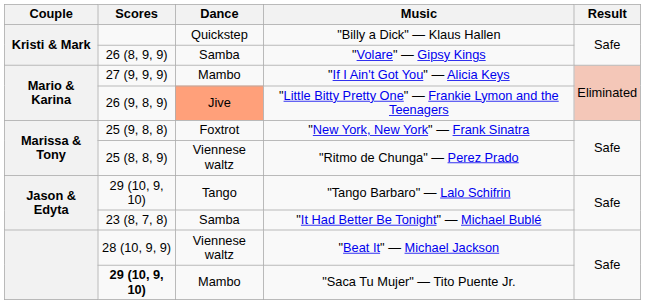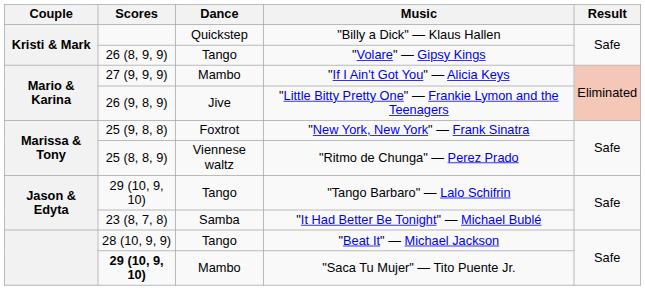(219, 55) Samba -> (219, 55) Tango
(219, 103) lightsalmon background -> (219, 103) no background
(219, 247) Viennese waltz -> (219, 240) Tango
